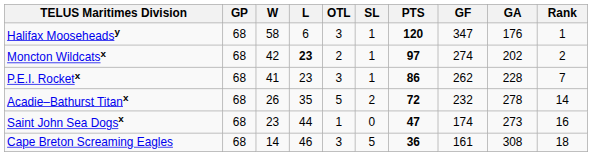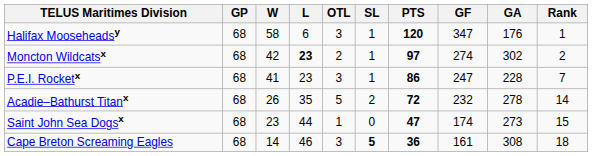(513, 56) 202 -> (513, 56) 302
(463, 78) 262 -> (463, 78) 247
(562, 122) 16 -> (562, 122) 15
(372, 142) normal -> (372, 142) bold
